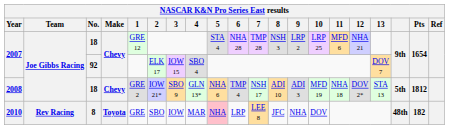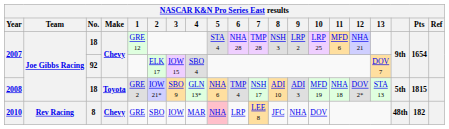(114, 89) Chevy -> (114, 89) Toyota
(419, 89) 1812 -> (419, 89) 1815
(114, 112) Toyota -> (114, 112) Chevy
